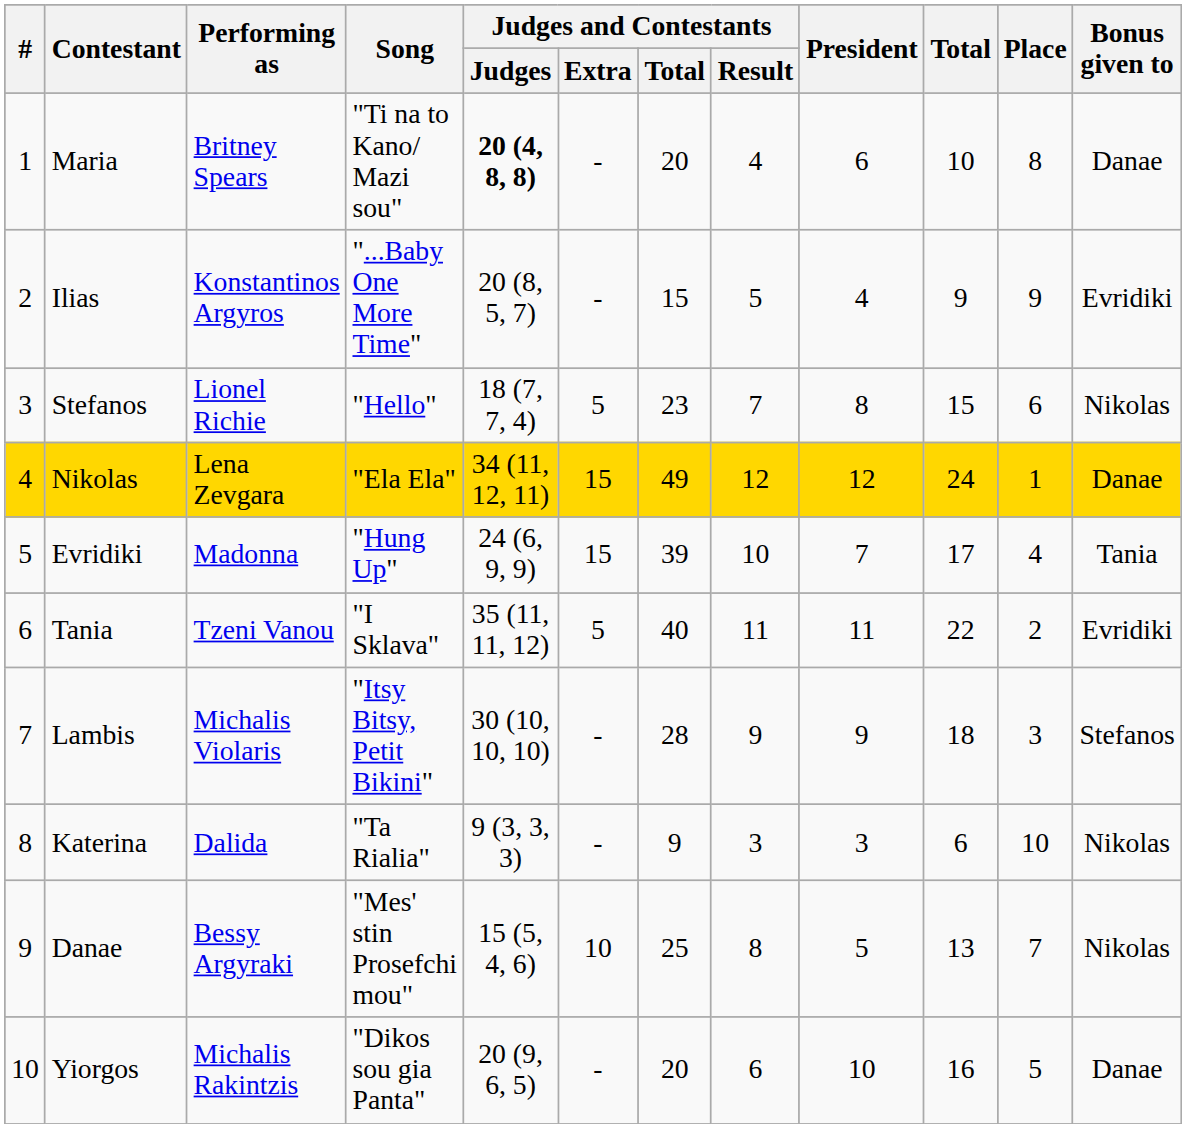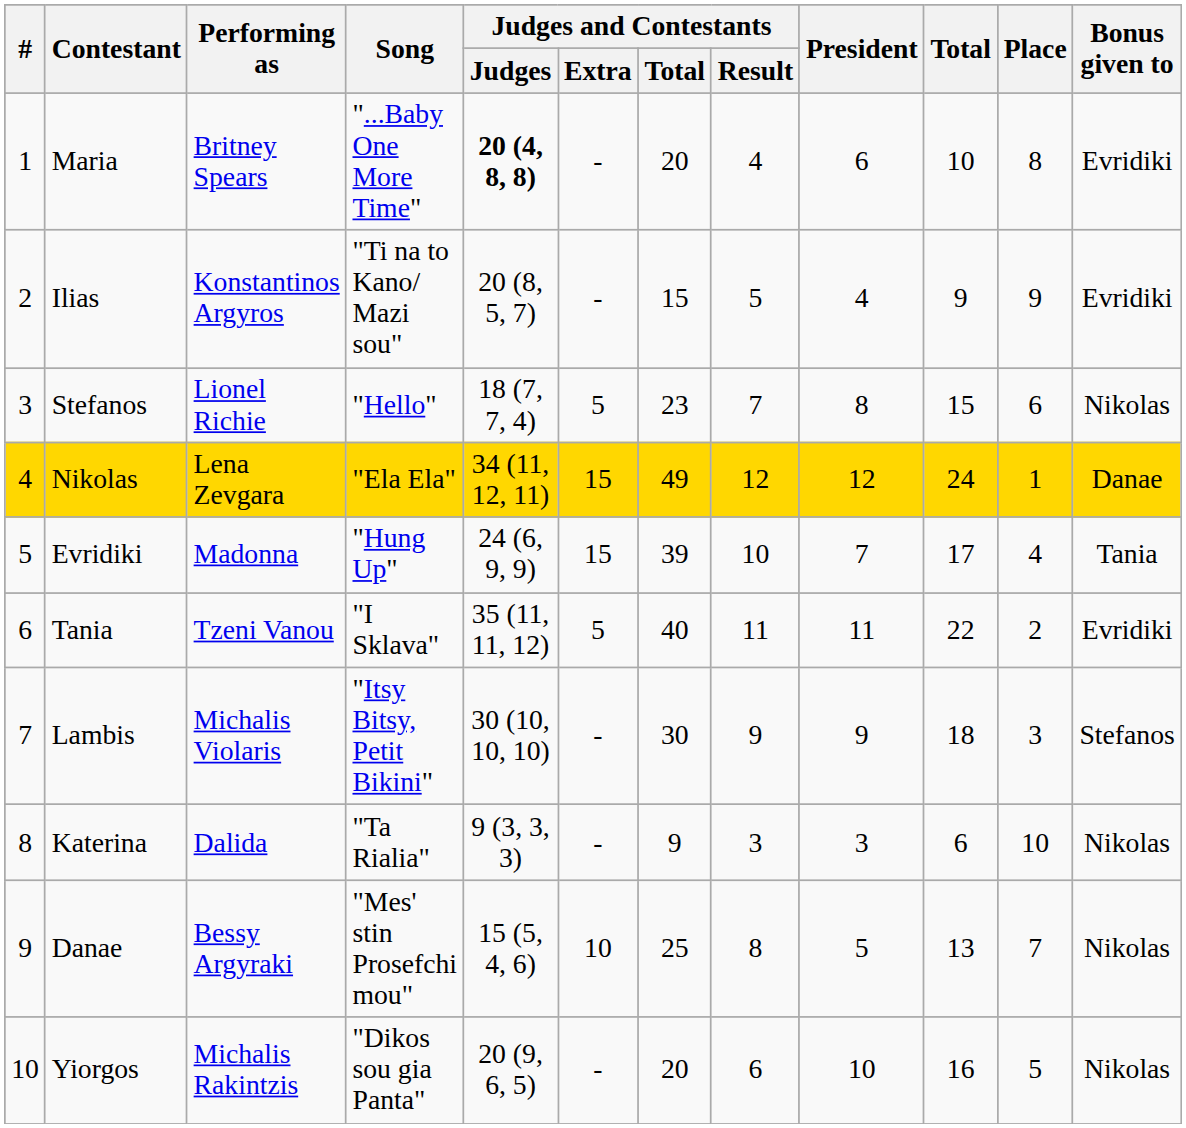(401, 160) "Ti na to Kano/ Mazi sou" -> (398, 160) "...Baby One More Time"
(1127, 160) Danae -> (1127, 160) Evridiki
(398, 298) "...Baby One More Time" -> (401, 298) "Ti na to Kano/ Mazi sou"
(675, 735) 28 -> (675, 735) 30
(1127, 1069) Danae -> (1127, 1069) Nikolas
